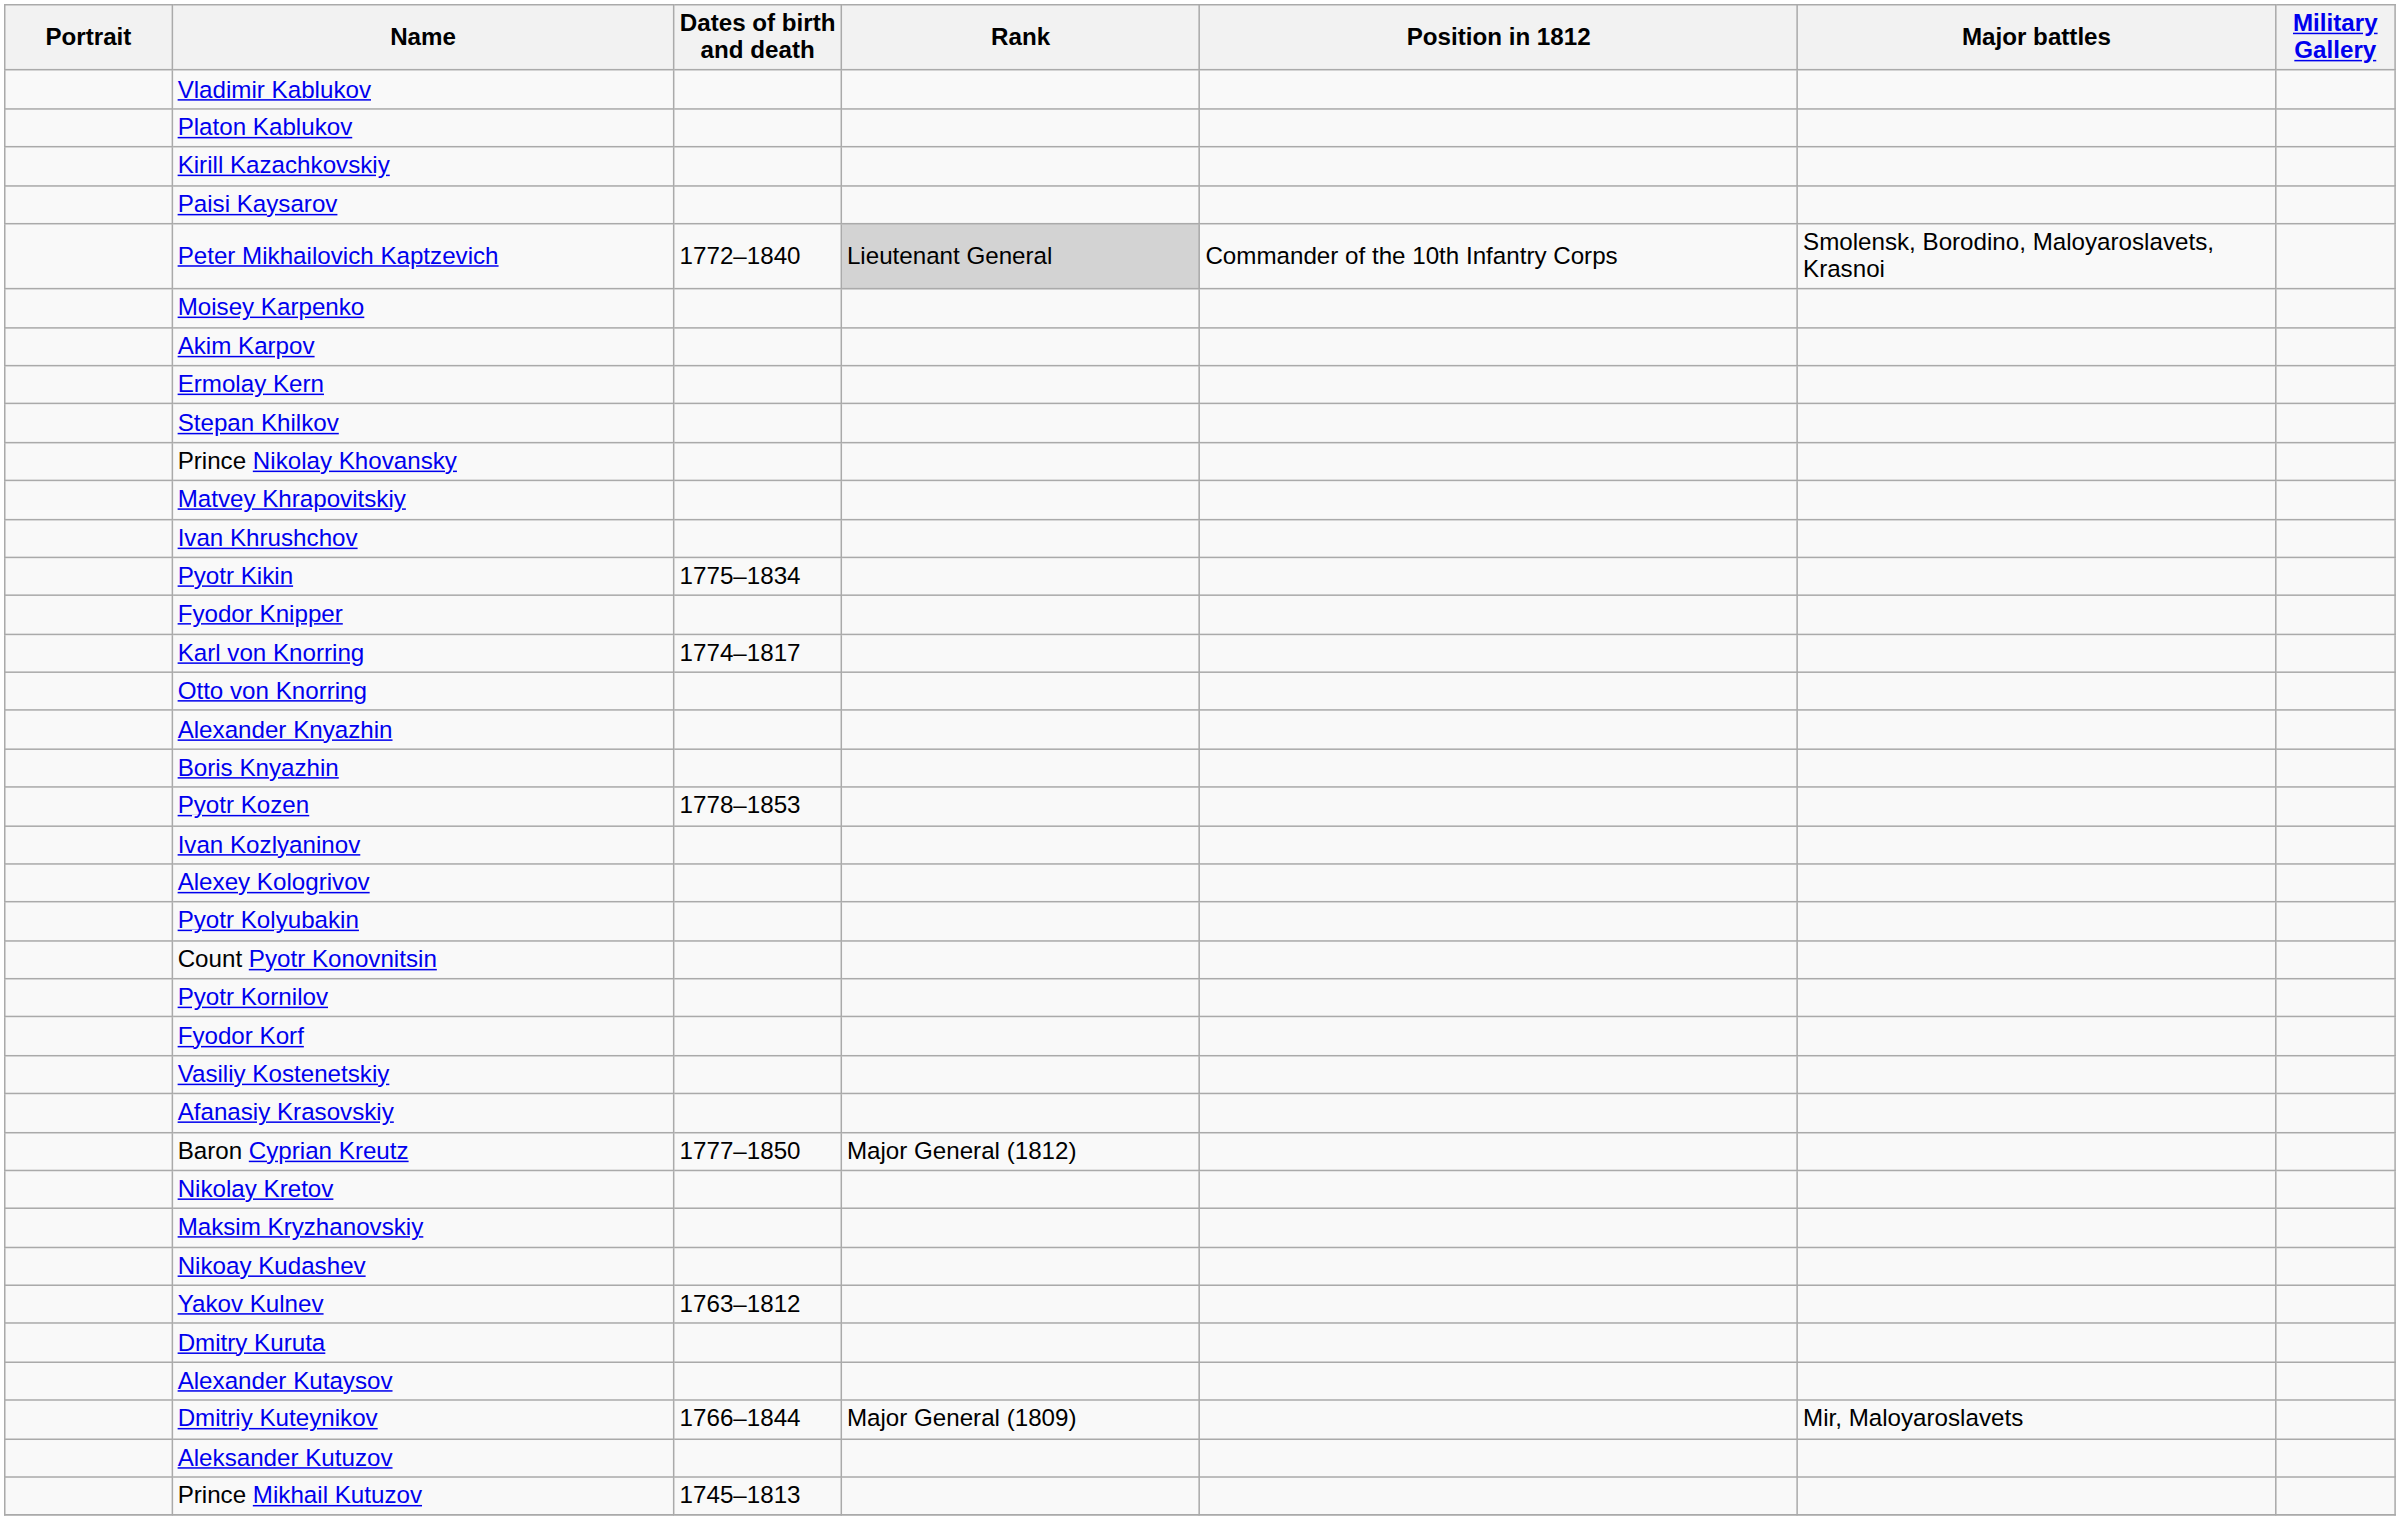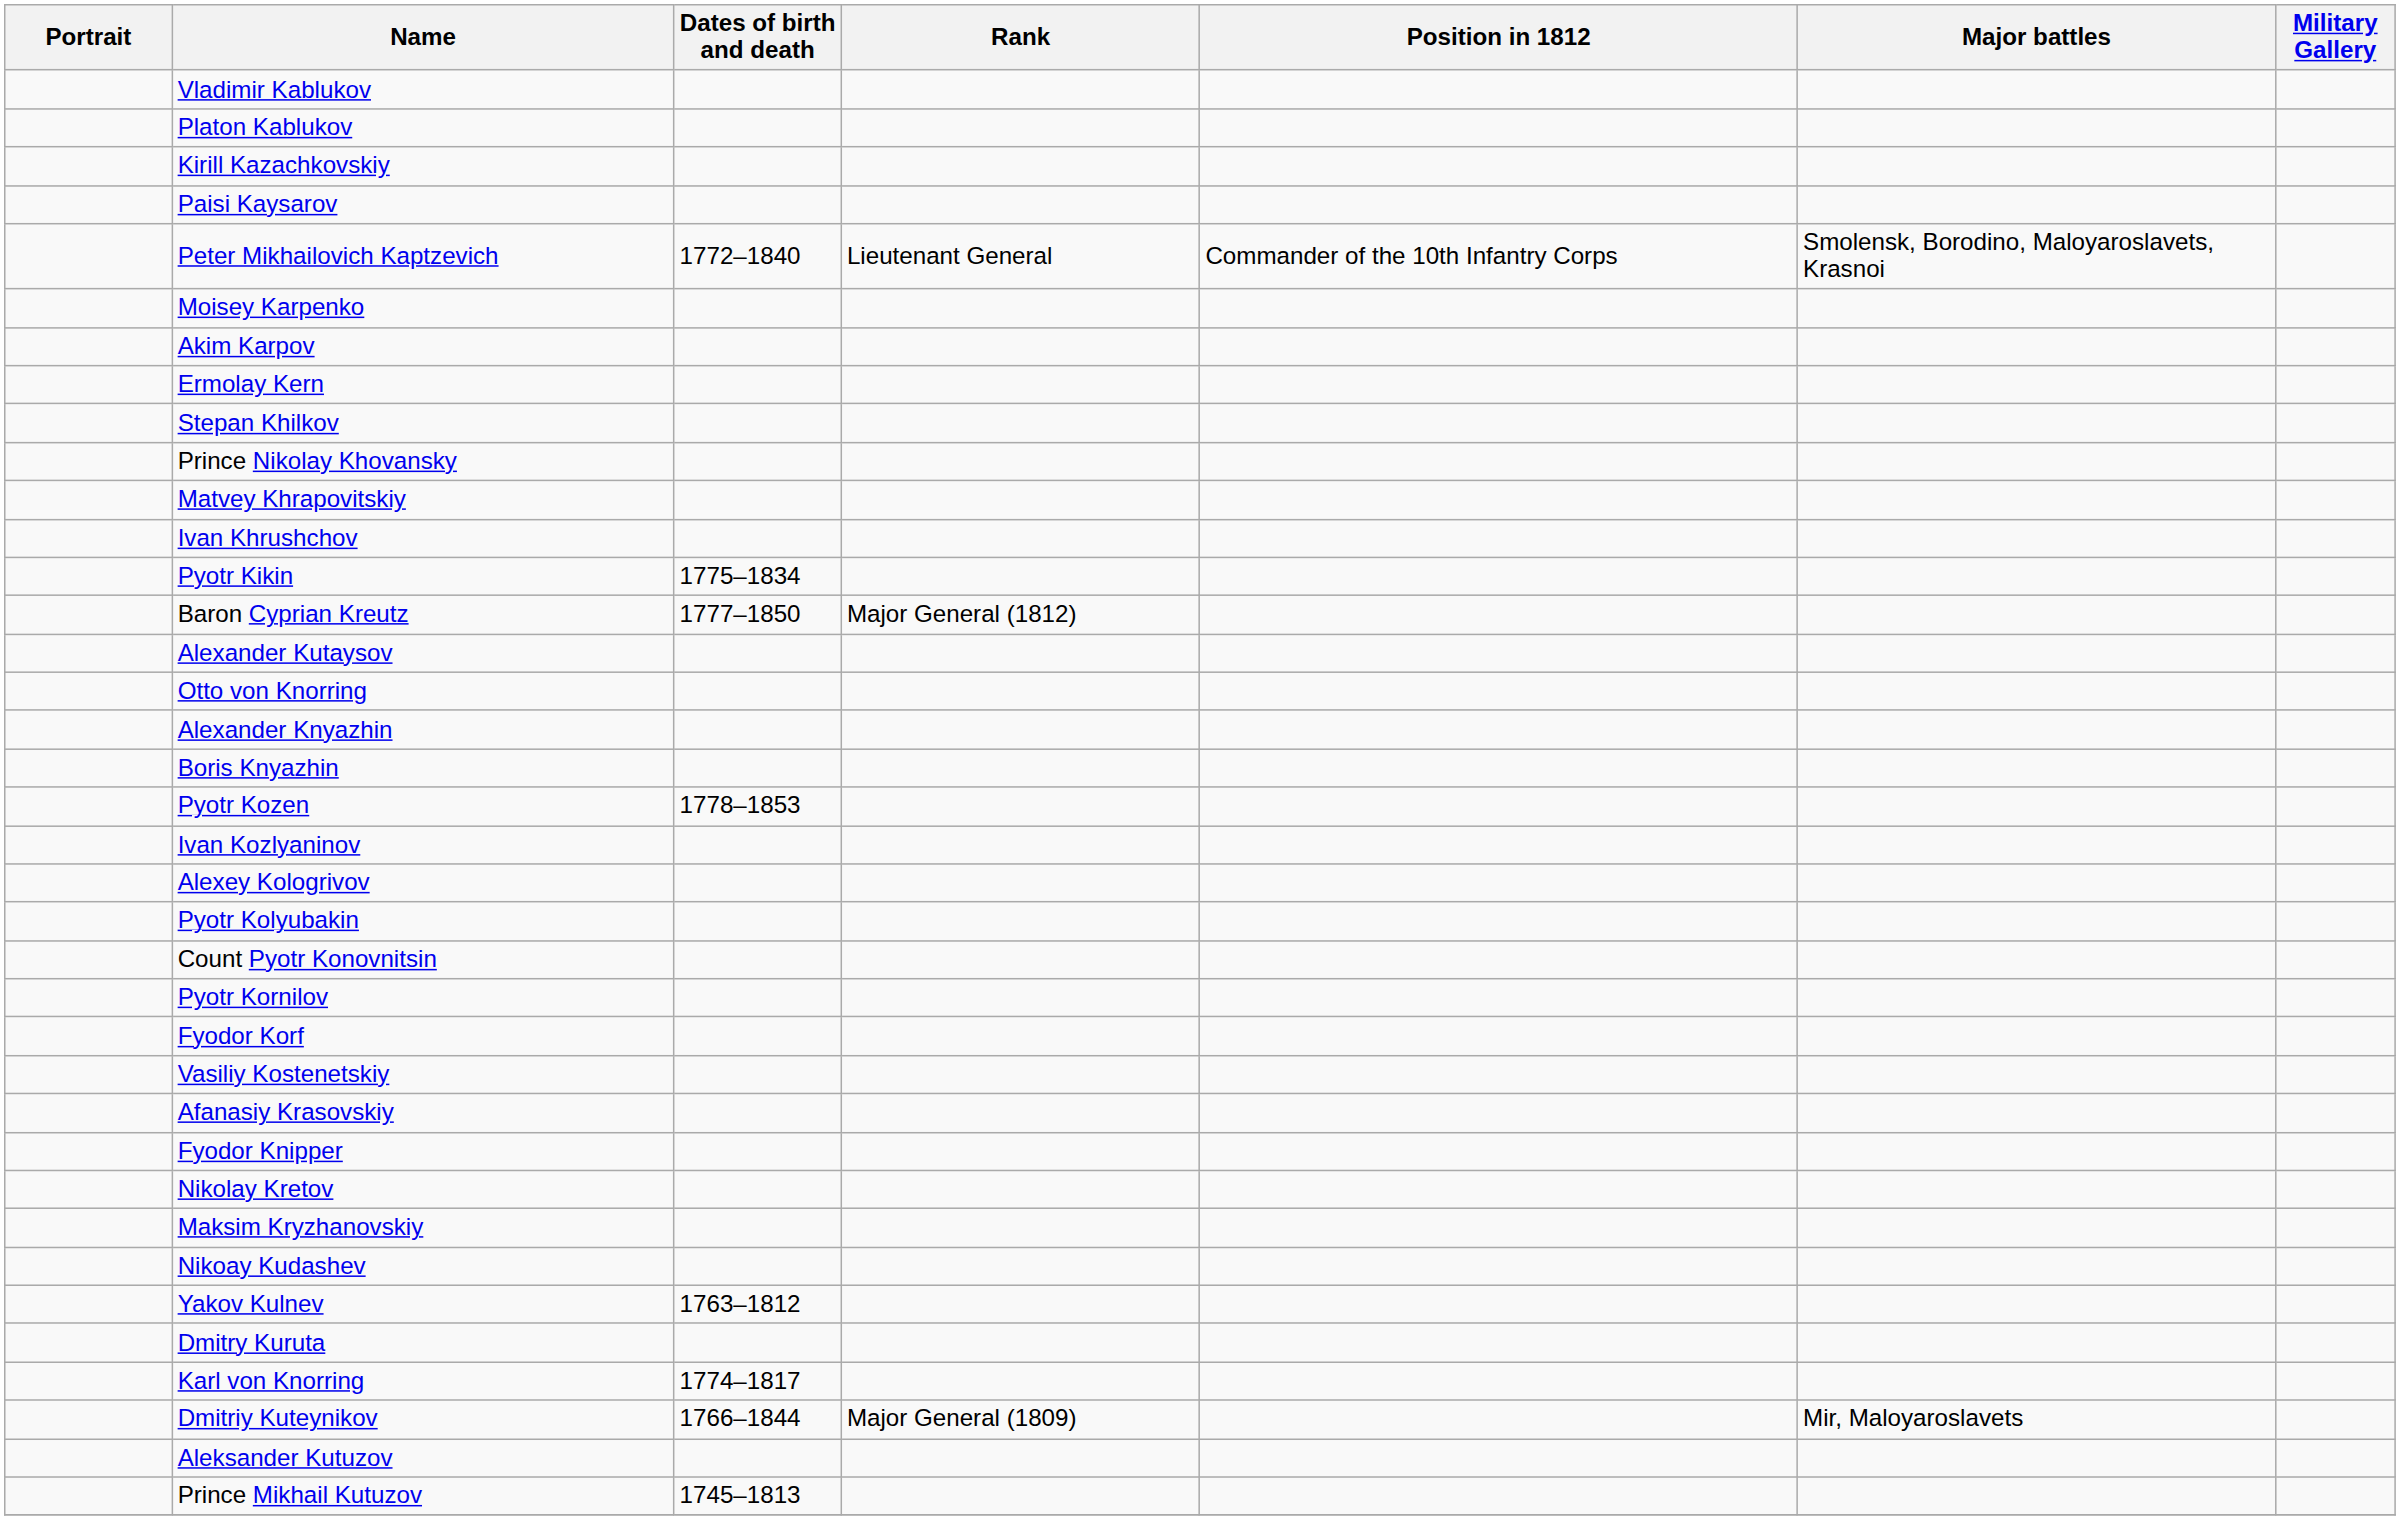(950, 256) lightgrey background -> (950, 256) no background
rows swapped: (260, 614) <-> (293, 1150)
rows swapped: (271, 652) <-> (285, 1380)
